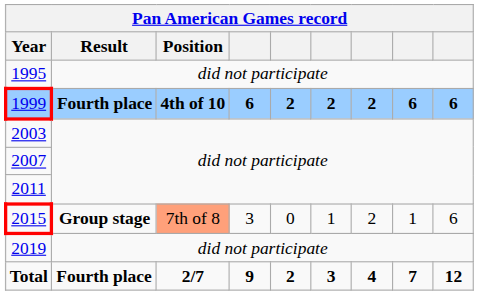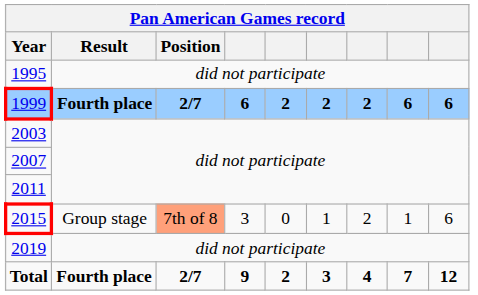(193, 103) 4th of 10 -> (190, 103) 2/7
(105, 218) bold -> (105, 218) normal
